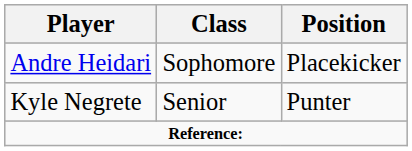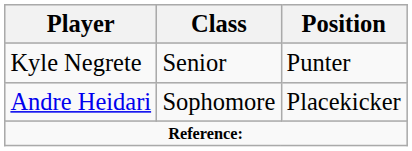rows swapped: (81, 62) <-> (76, 101)
